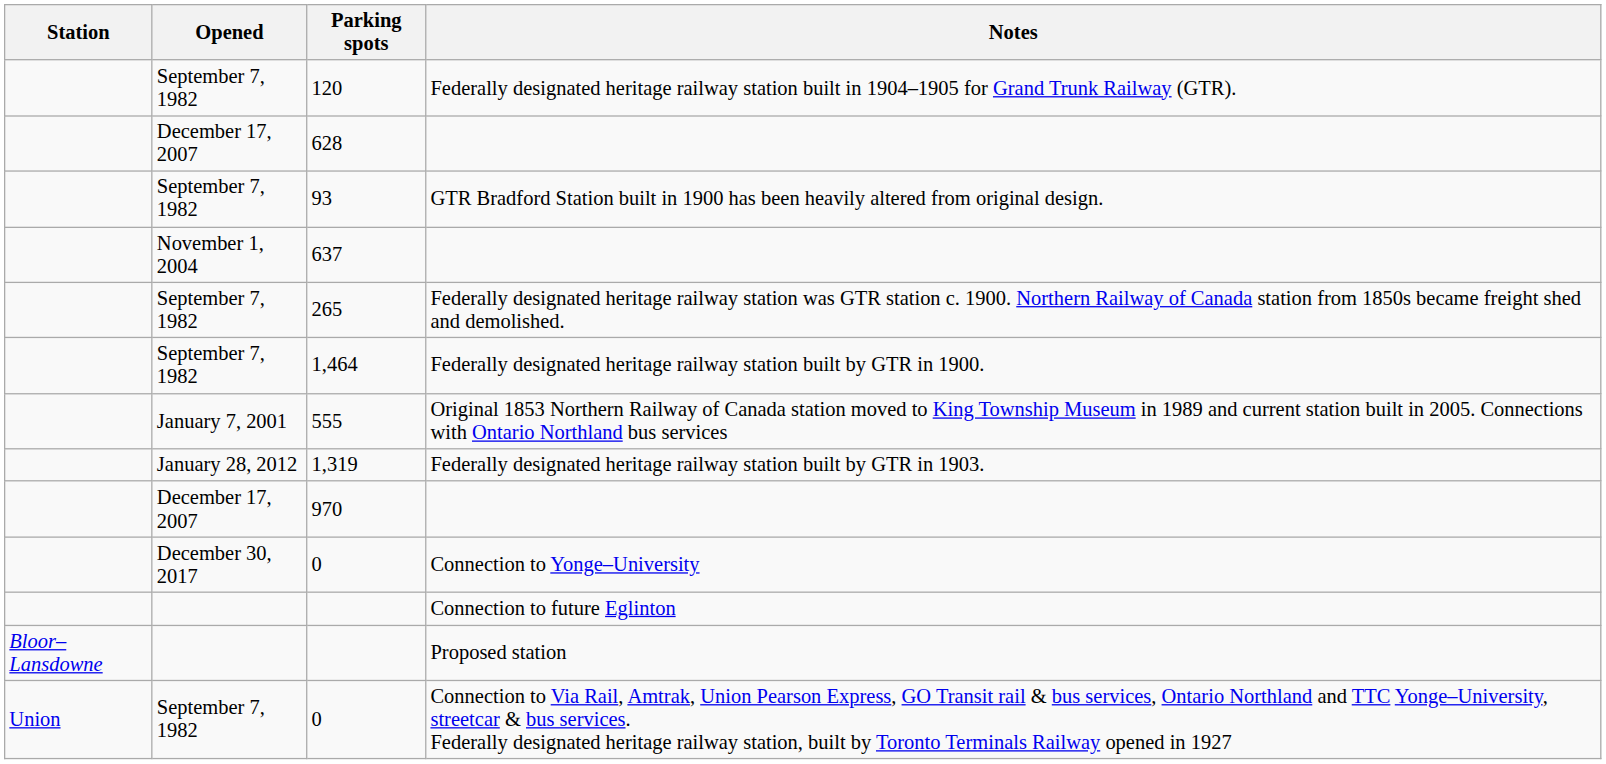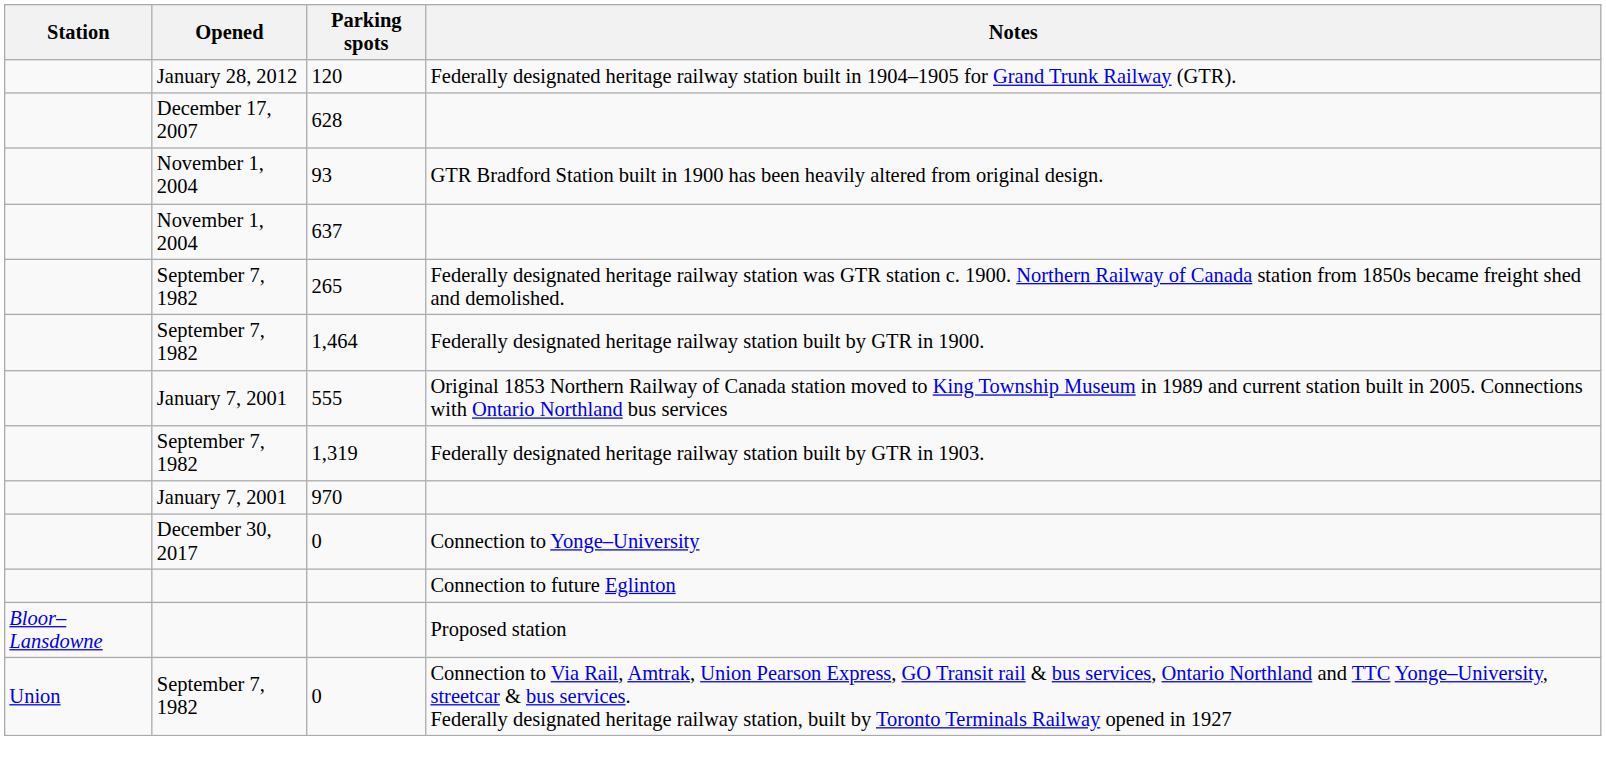(211, 87) September 7, 1982 -> (227, 76) January 28, 2012
(211, 198) September 7, 1982 -> (210, 175) November 1, 2004
(227, 464) January 28, 2012 -> (211, 453) September 7, 1982
(214, 508) December 17, 2007 -> (222, 497) January 7, 2001
